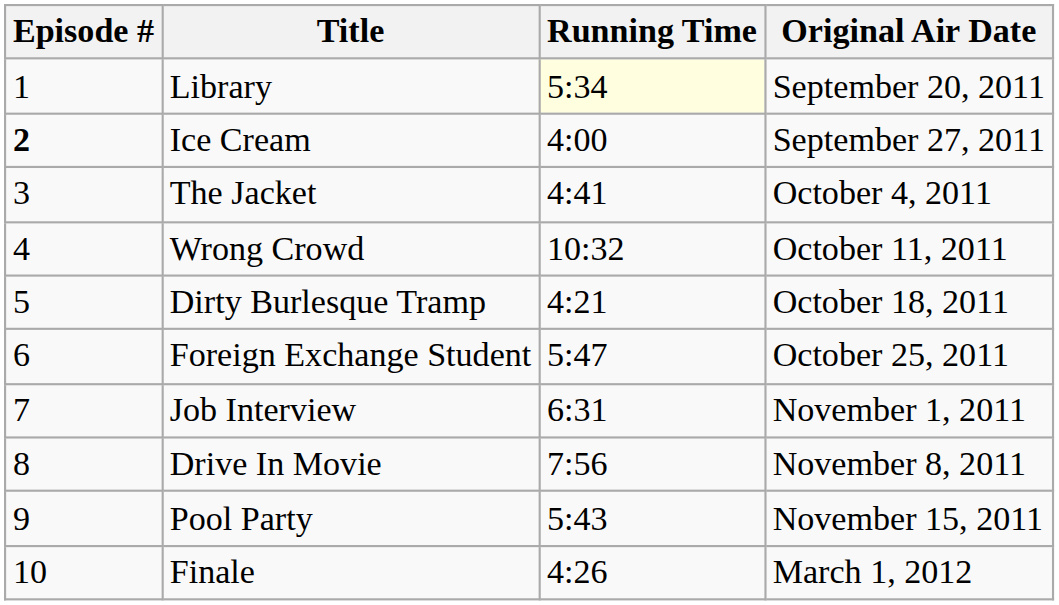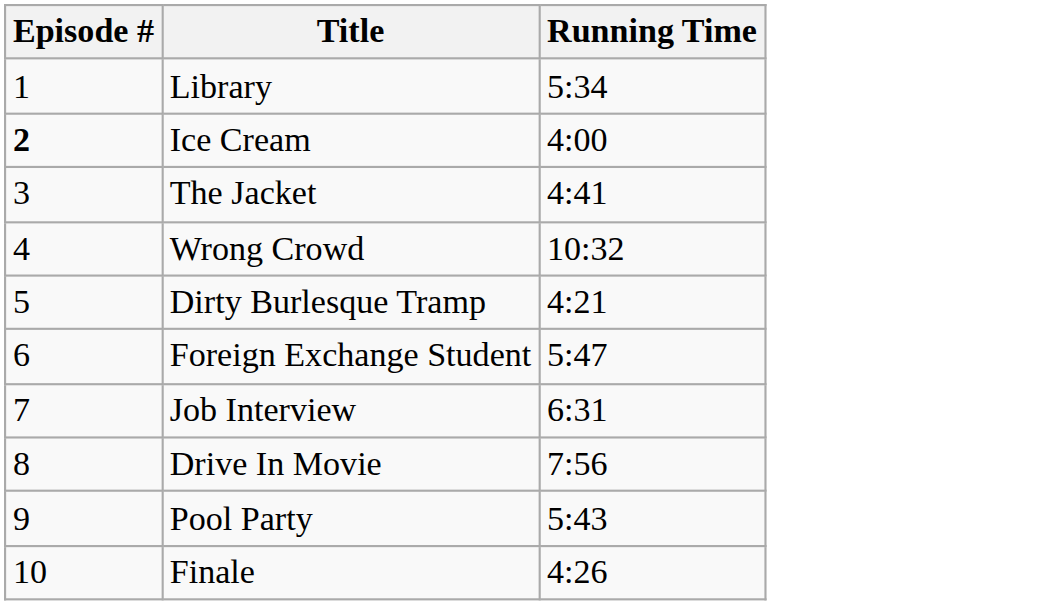- column: (909, 31)
(577, 85) lightyellow background -> (577, 85) no background
